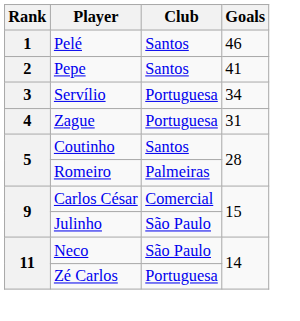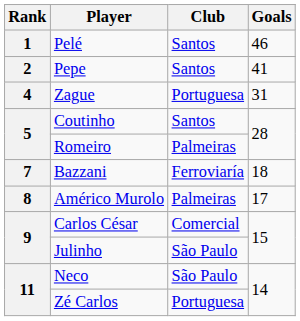- row: (80, 95)
+ row: (80, 172)
+ row: (109, 198)
